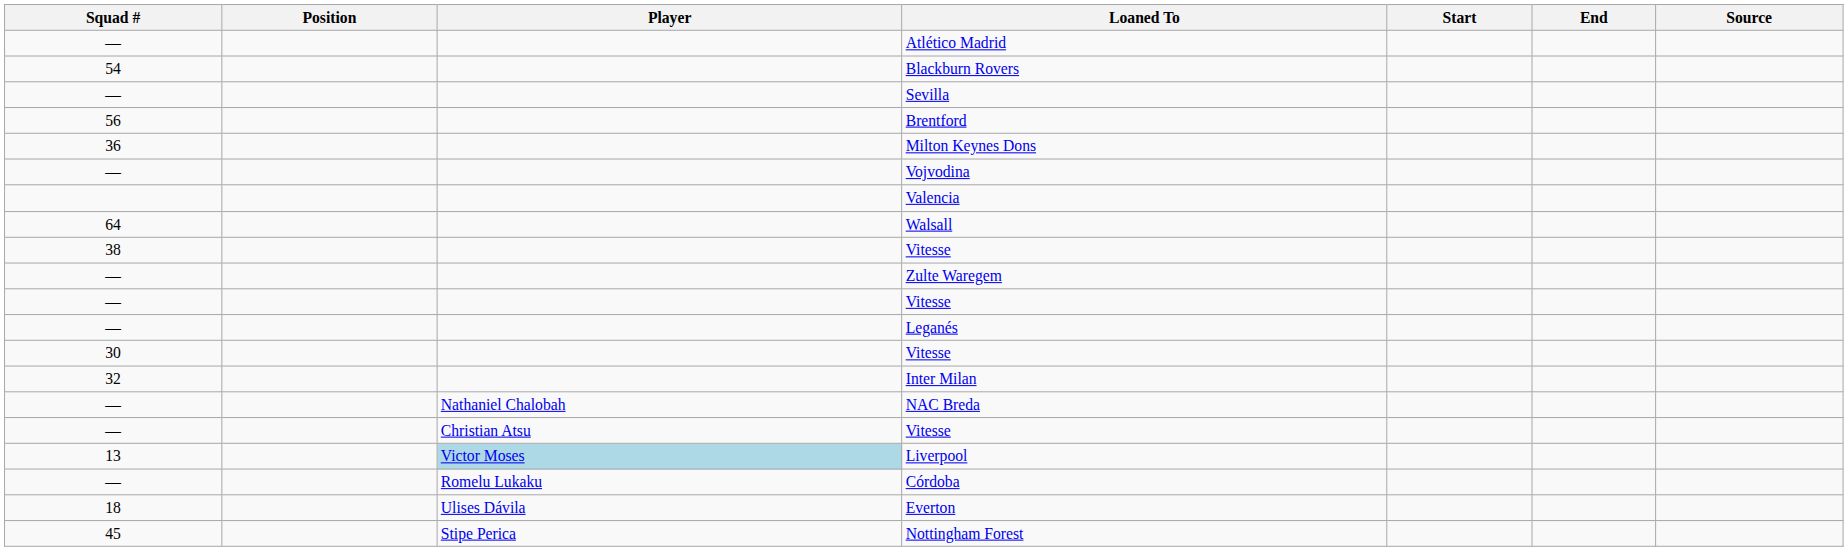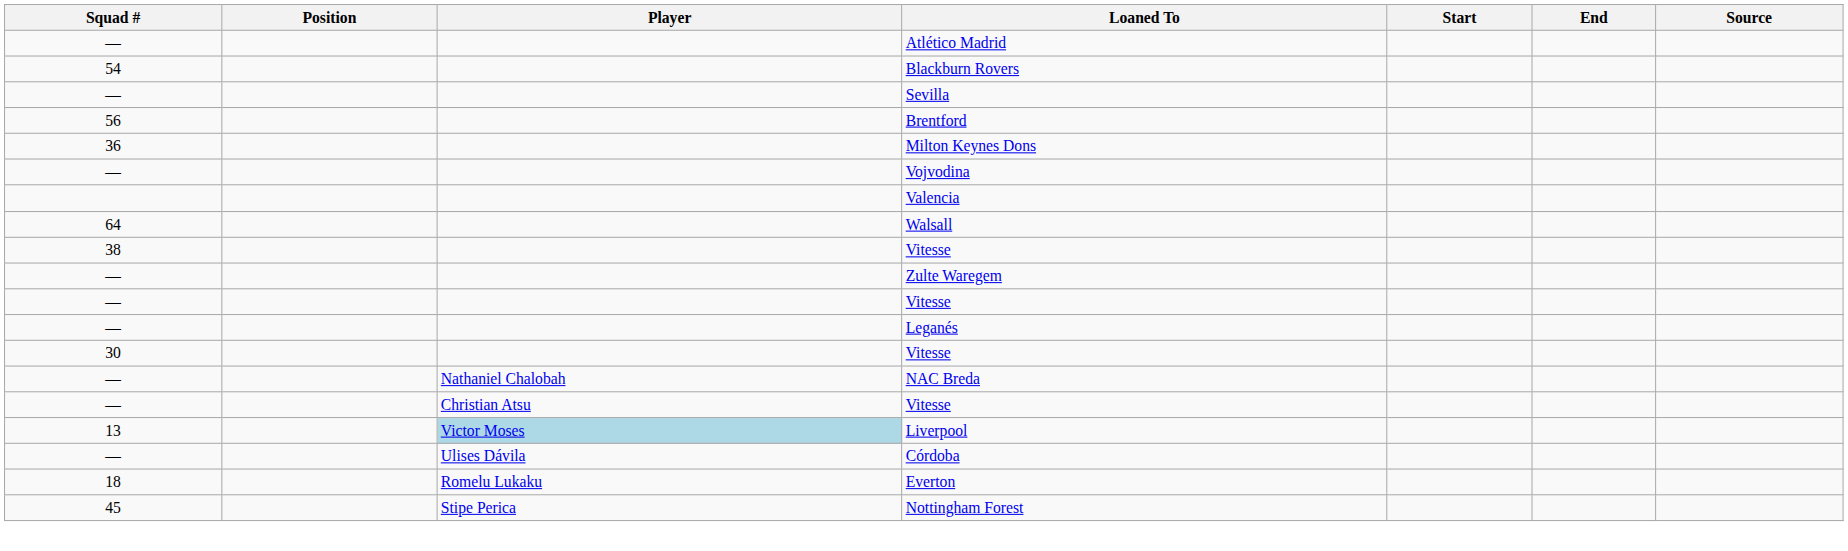- row: (113, 378)
(491, 482) Romelu Lukaku -> (483, 456) Ulises Dávila
(483, 508) Ulises Dávila -> (491, 482) Romelu Lukaku
